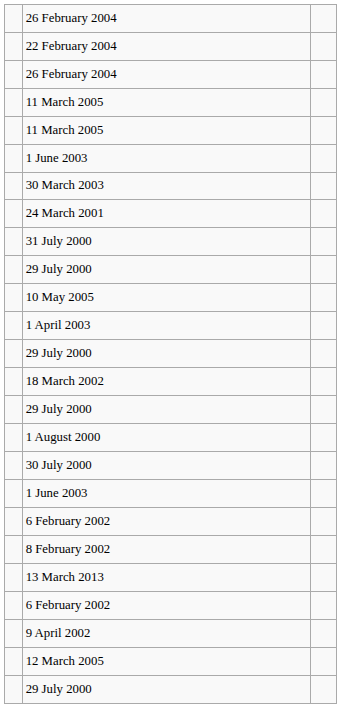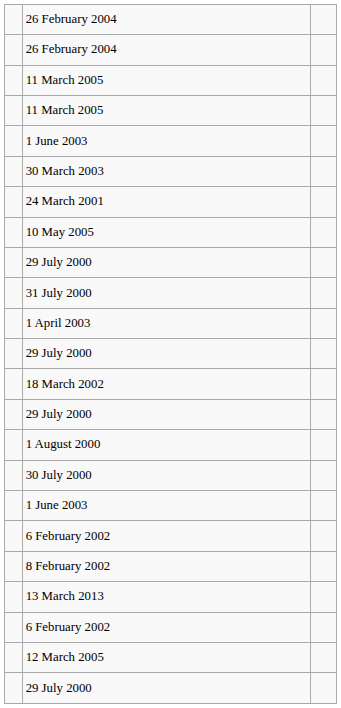- row: (14, 46)
rows swapped: (14, 298) <-> (14, 242)
- row: (14, 633)
